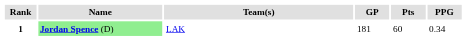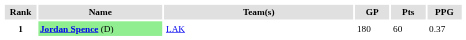(364, 28) 181 -> (364, 28) 180
(437, 28) 0.34 -> (437, 28) 0.37
